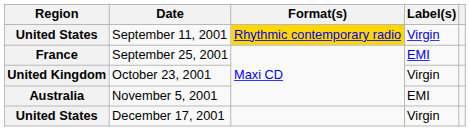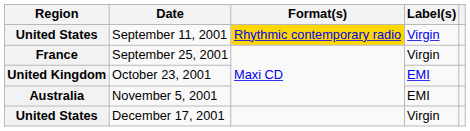(418, 55) EMI -> (423, 55) Virgin
(423, 75) Virgin -> (418, 75) EMI
